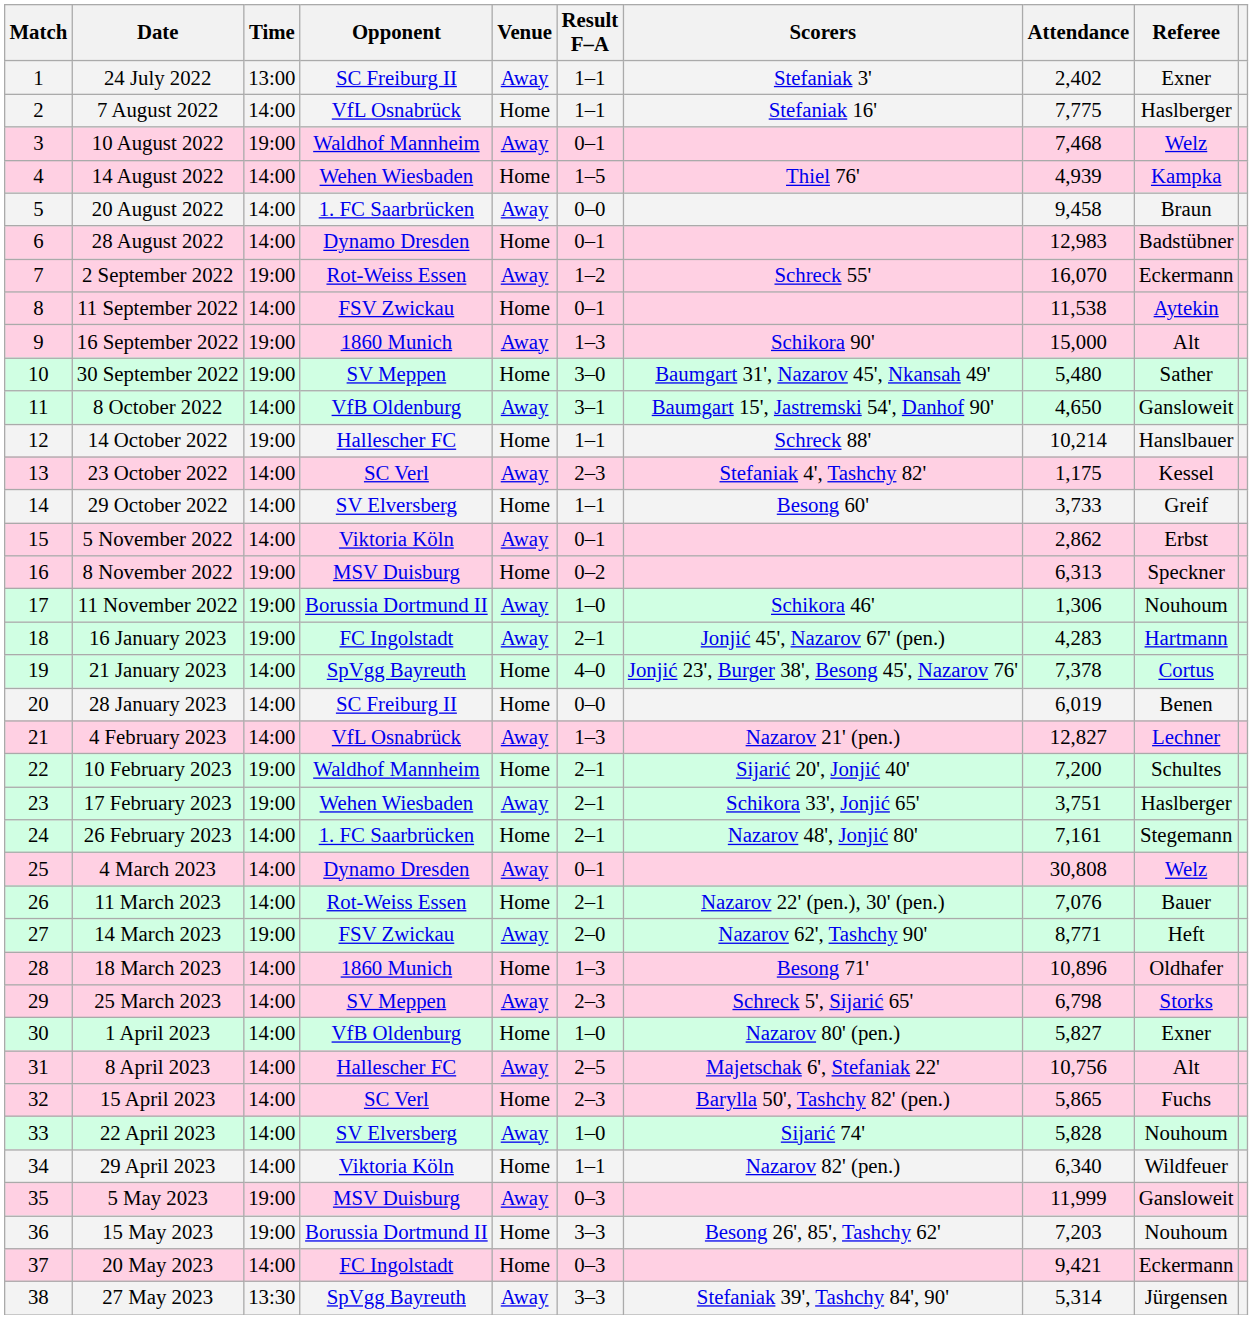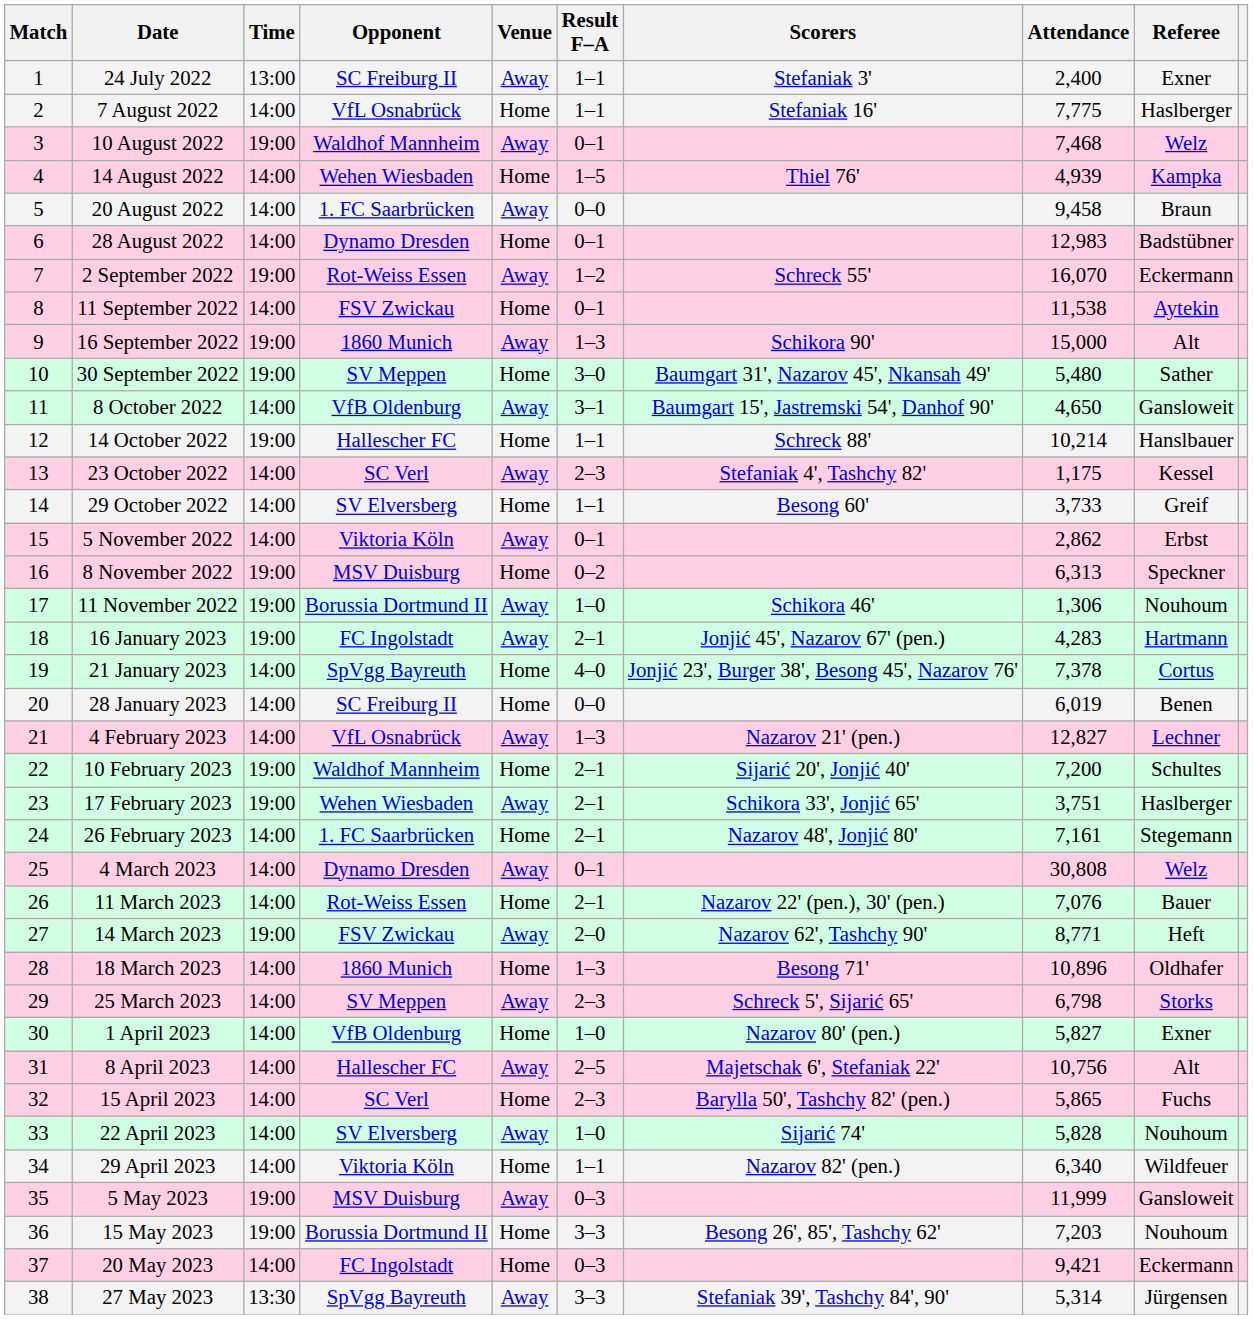(1078, 77) 2,402 -> (1078, 77) 2,400
